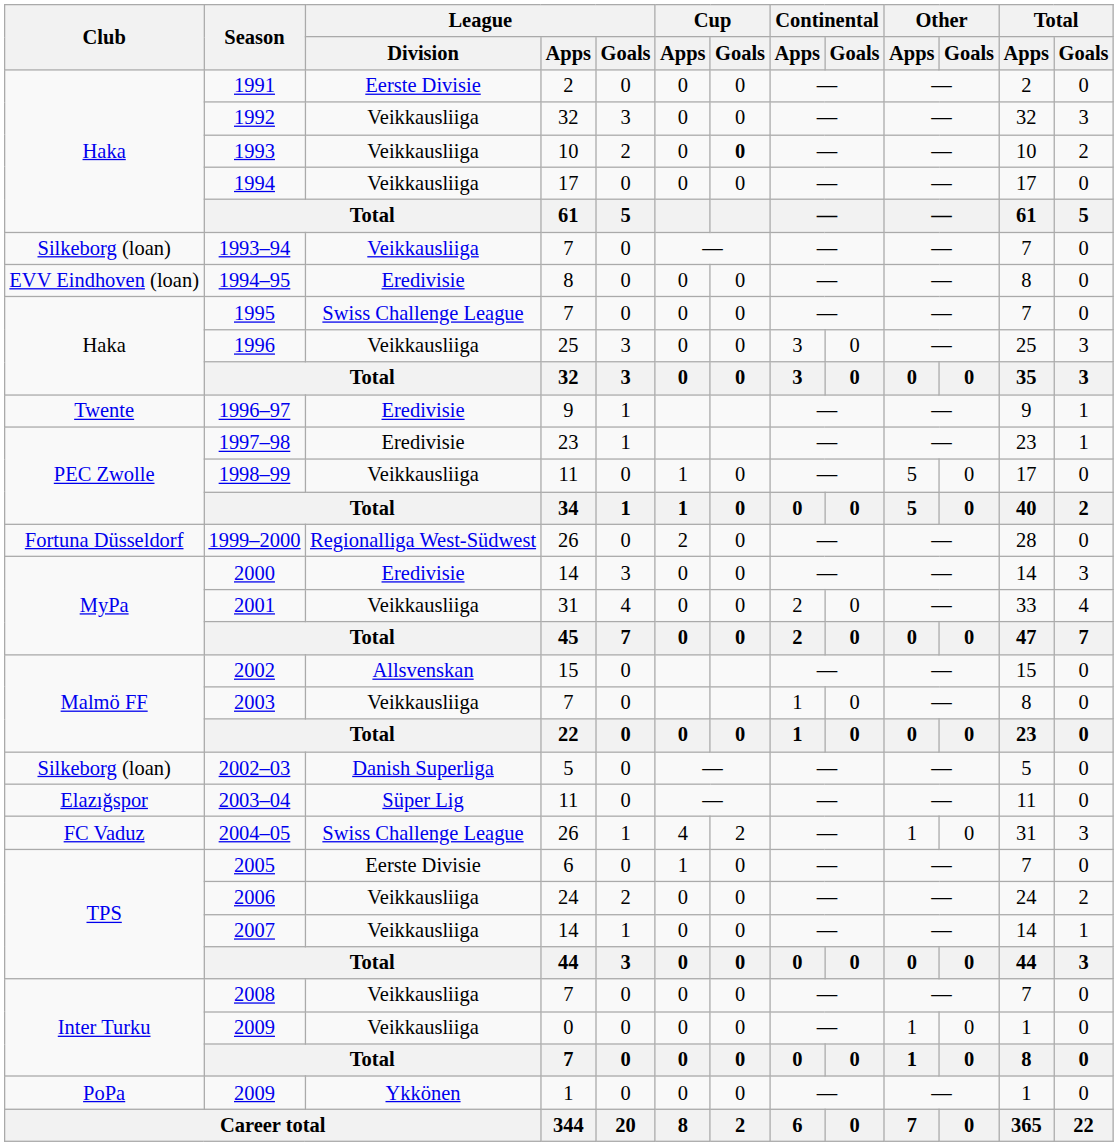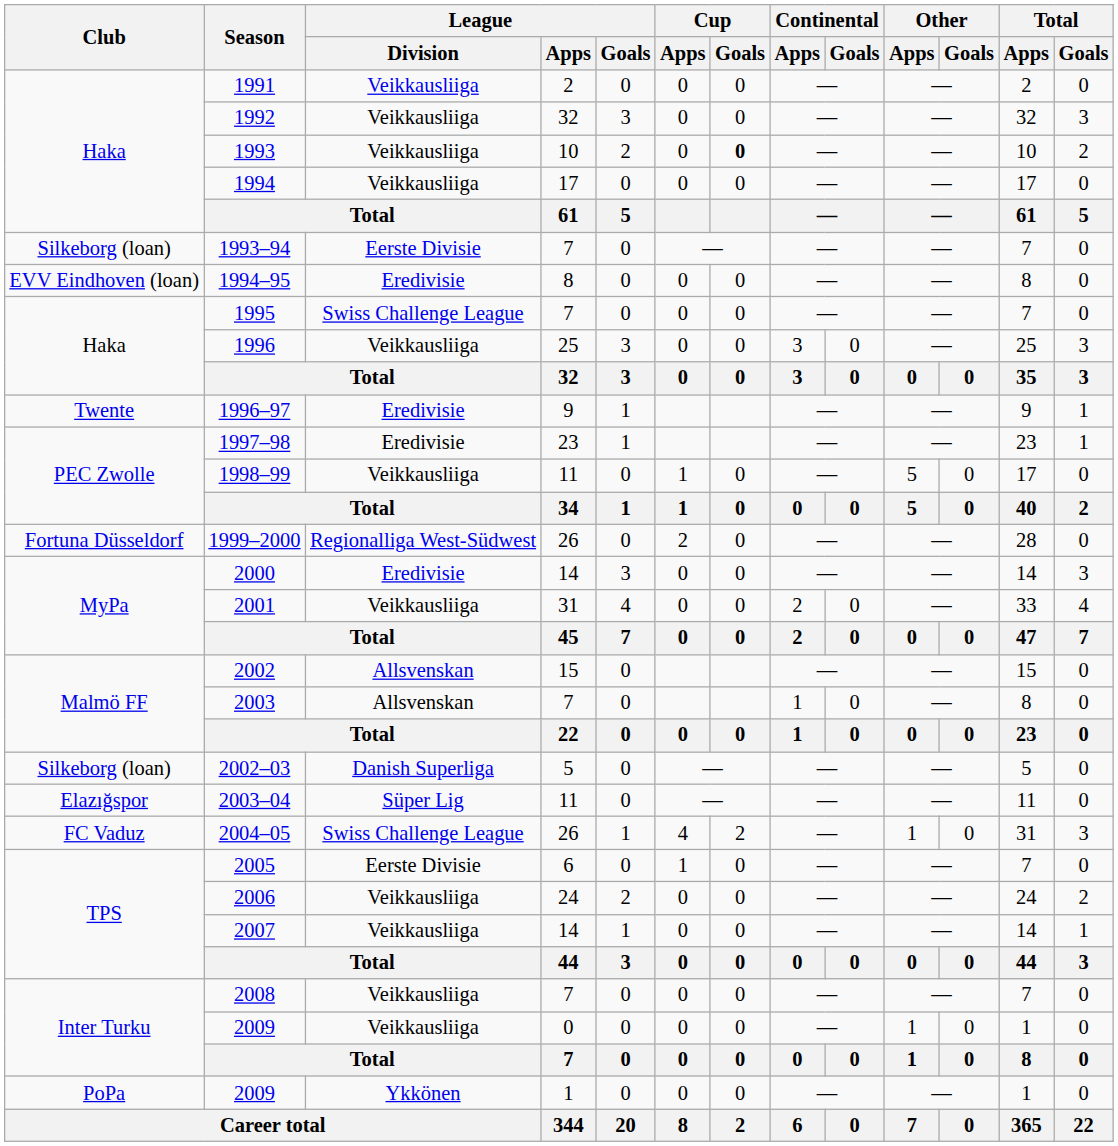(423, 85) Eerste Divisie -> (423, 85) Veikkausliiga
(423, 248) Veikkausliiga -> (423, 248) Eerste Divisie
(423, 702) Veikkausliiga -> (423, 702) Allsvenskan
